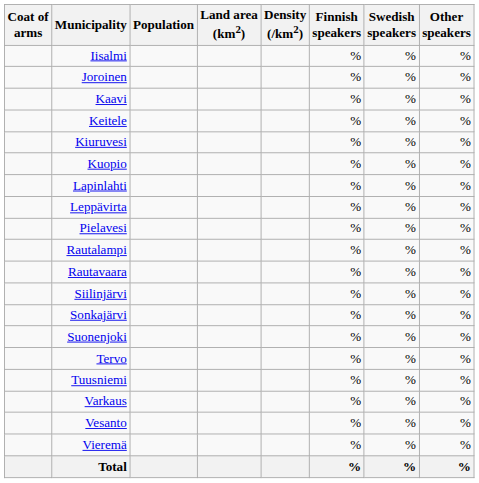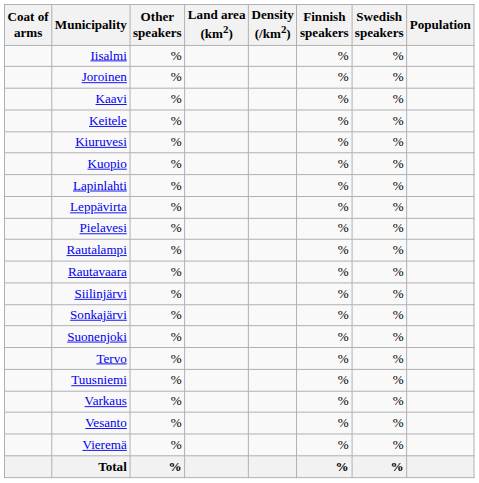columns swapped: (164, 25) <-> (447, 25)
